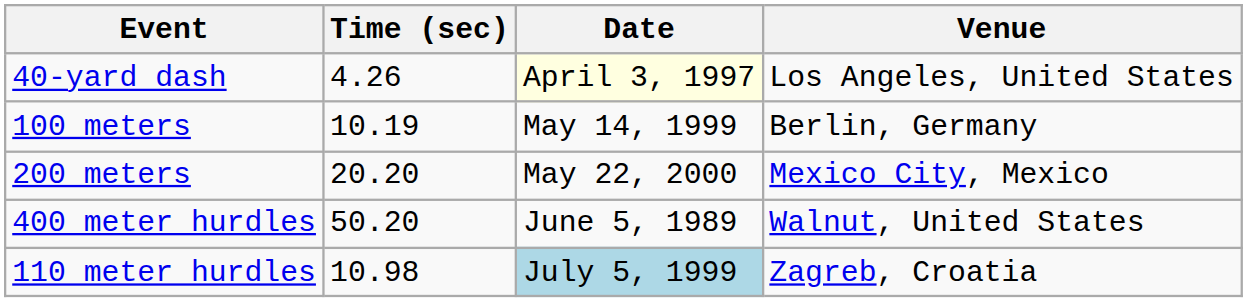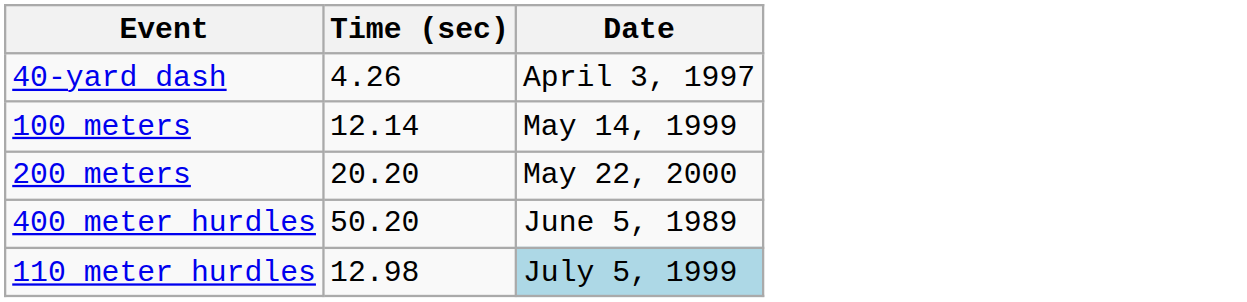- column: (1002, 29)
(639, 78) lightyellow background -> (639, 78) no background
(375, 126) 10.19 -> (375, 126) 12.14
(375, 272) 10.98 -> (375, 272) 12.98
